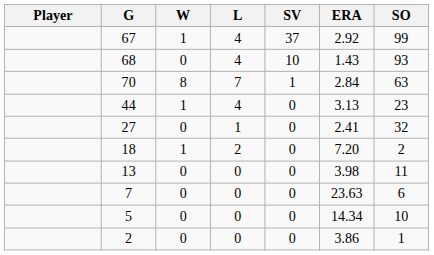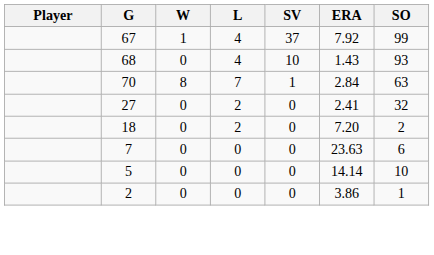(347, 37) 2.92 -> (347, 37) 7.92
- row: (129, 104)
(238, 127) 1 -> (238, 104) 2
(183, 149) 1 -> (183, 127) 0
- row: (129, 171)
(347, 216) 14.34 -> (347, 171) 14.14
